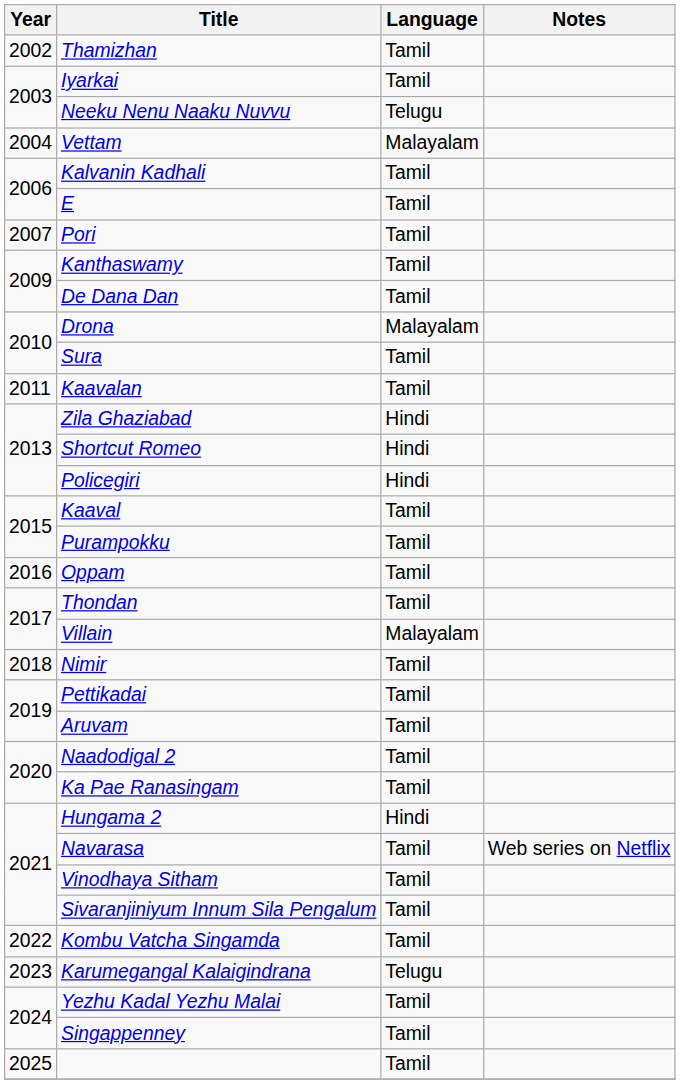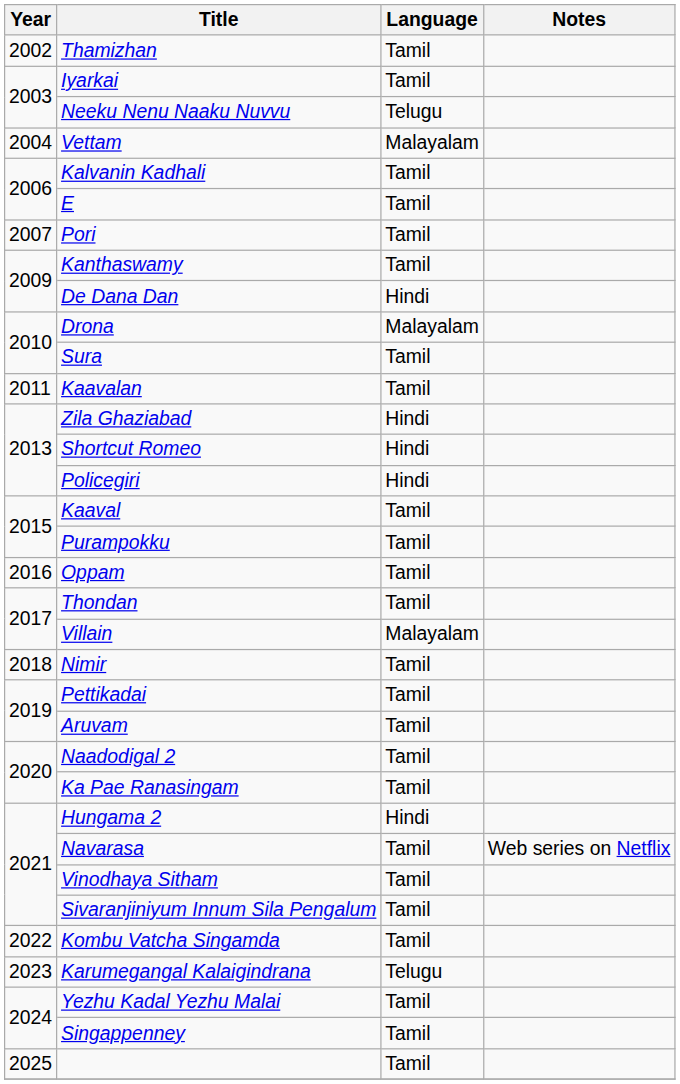(408, 296) Tamil -> (407, 296) Hindi
